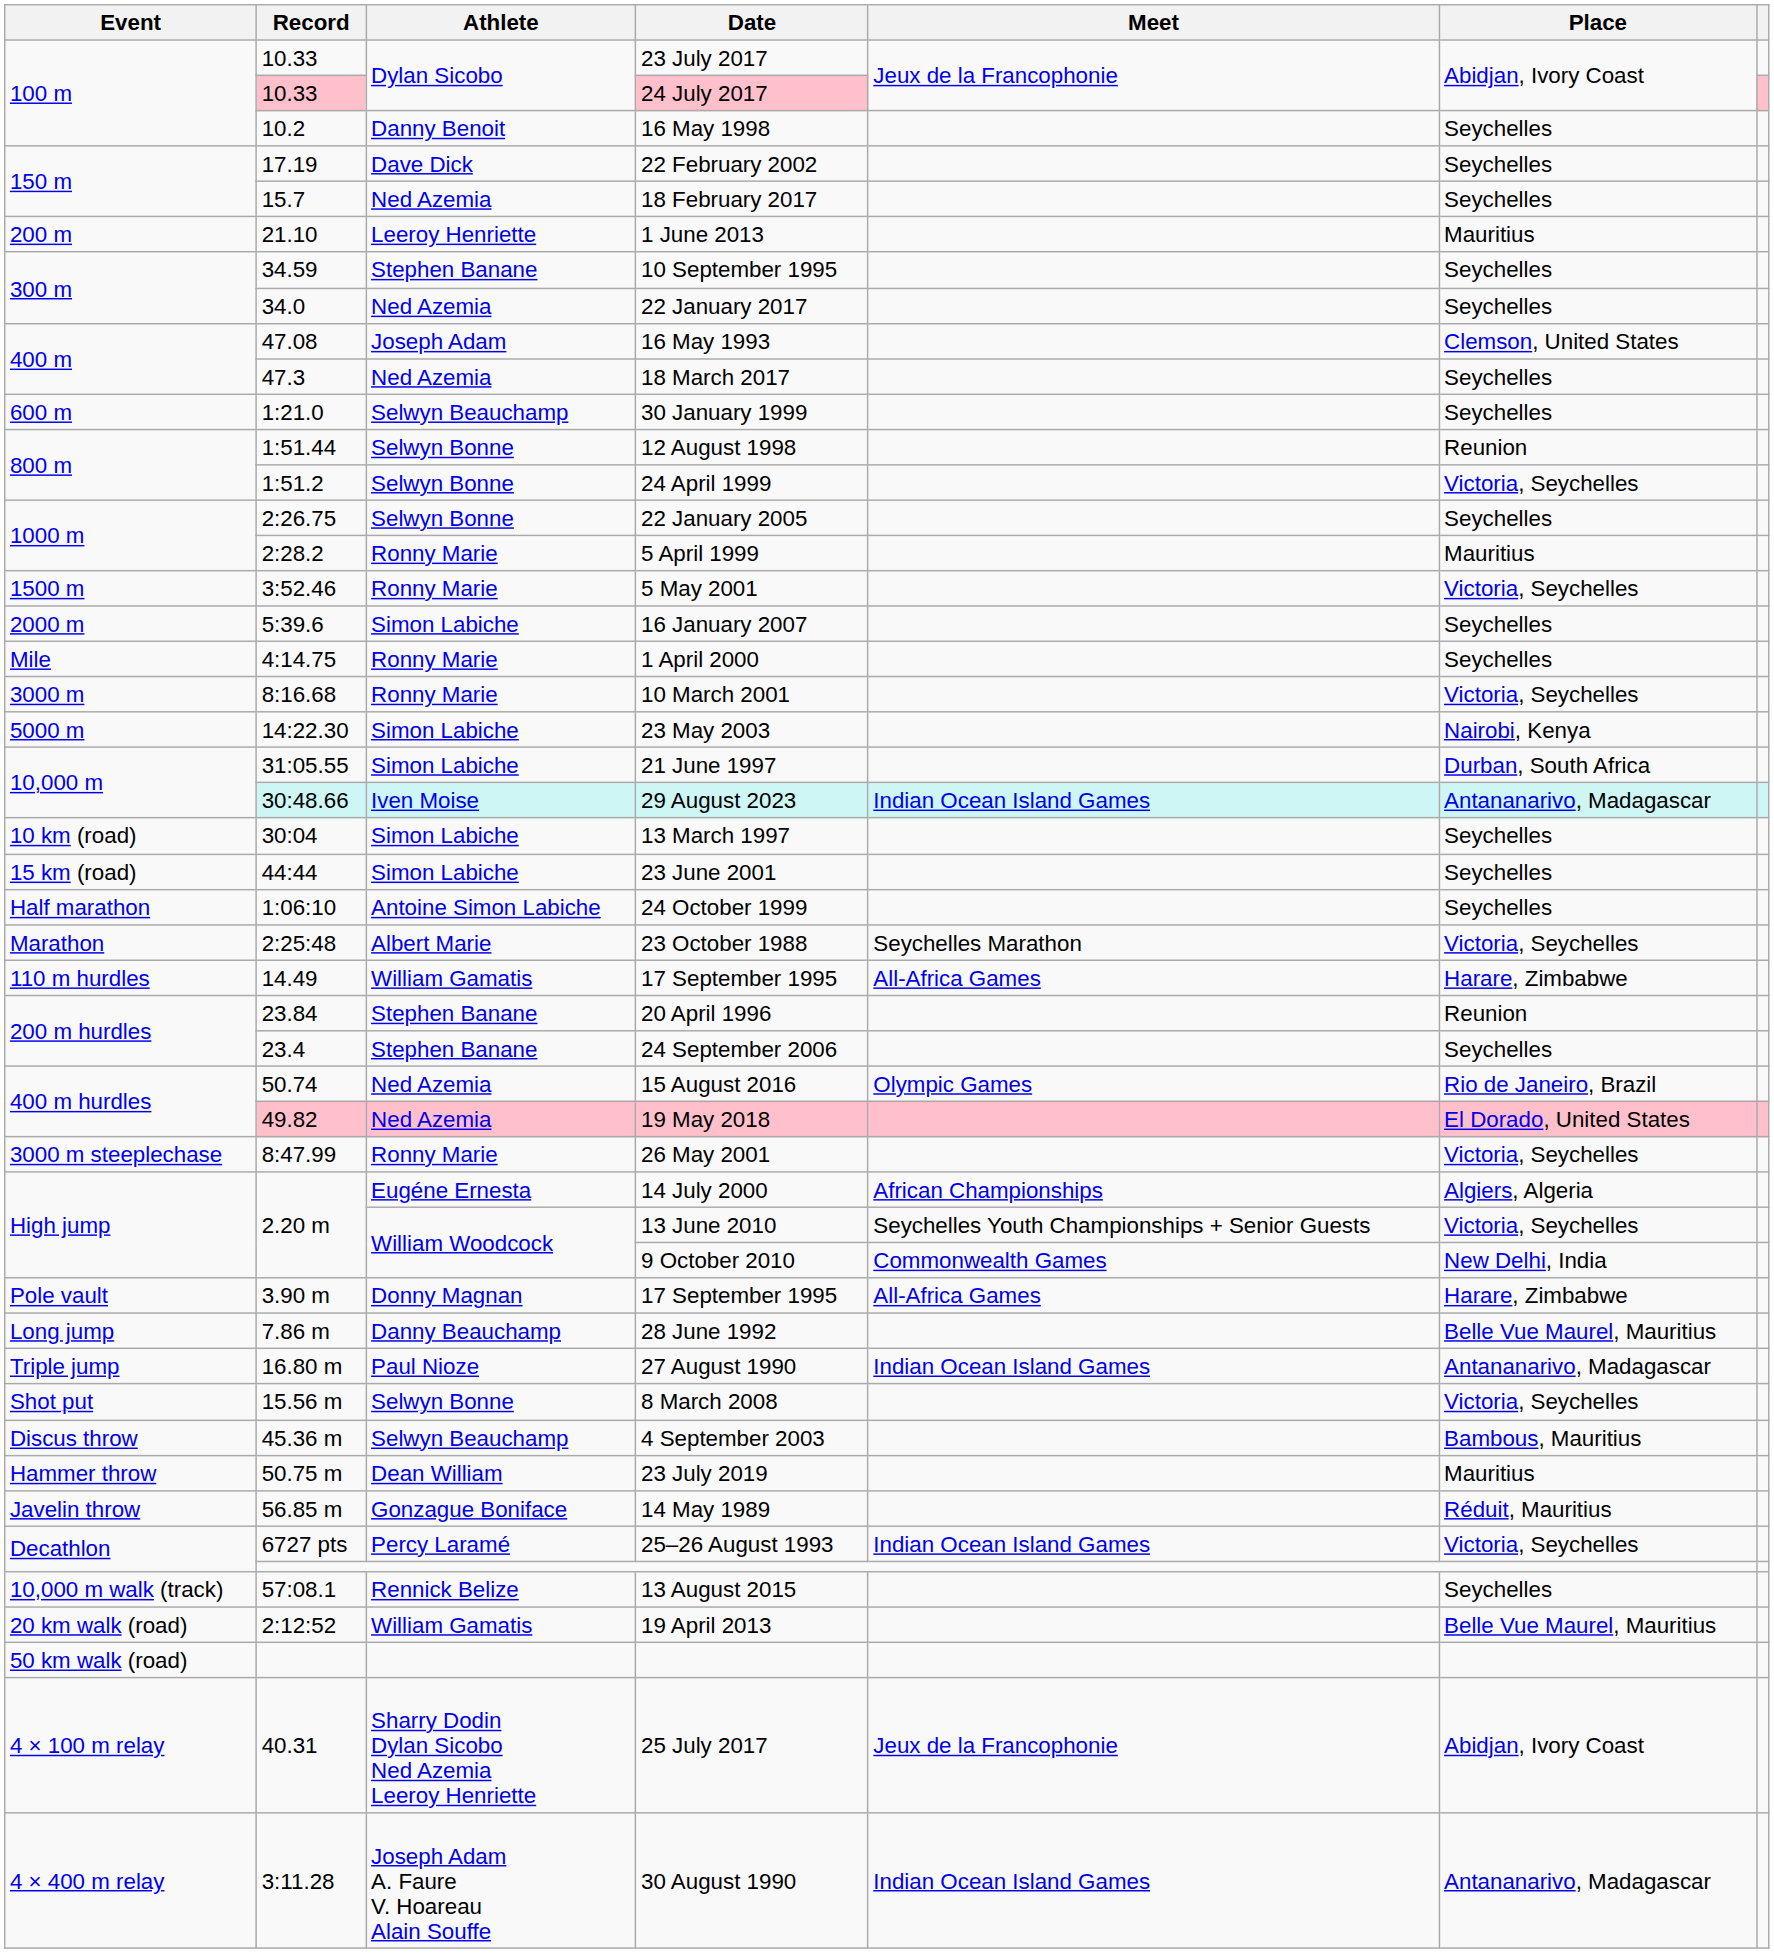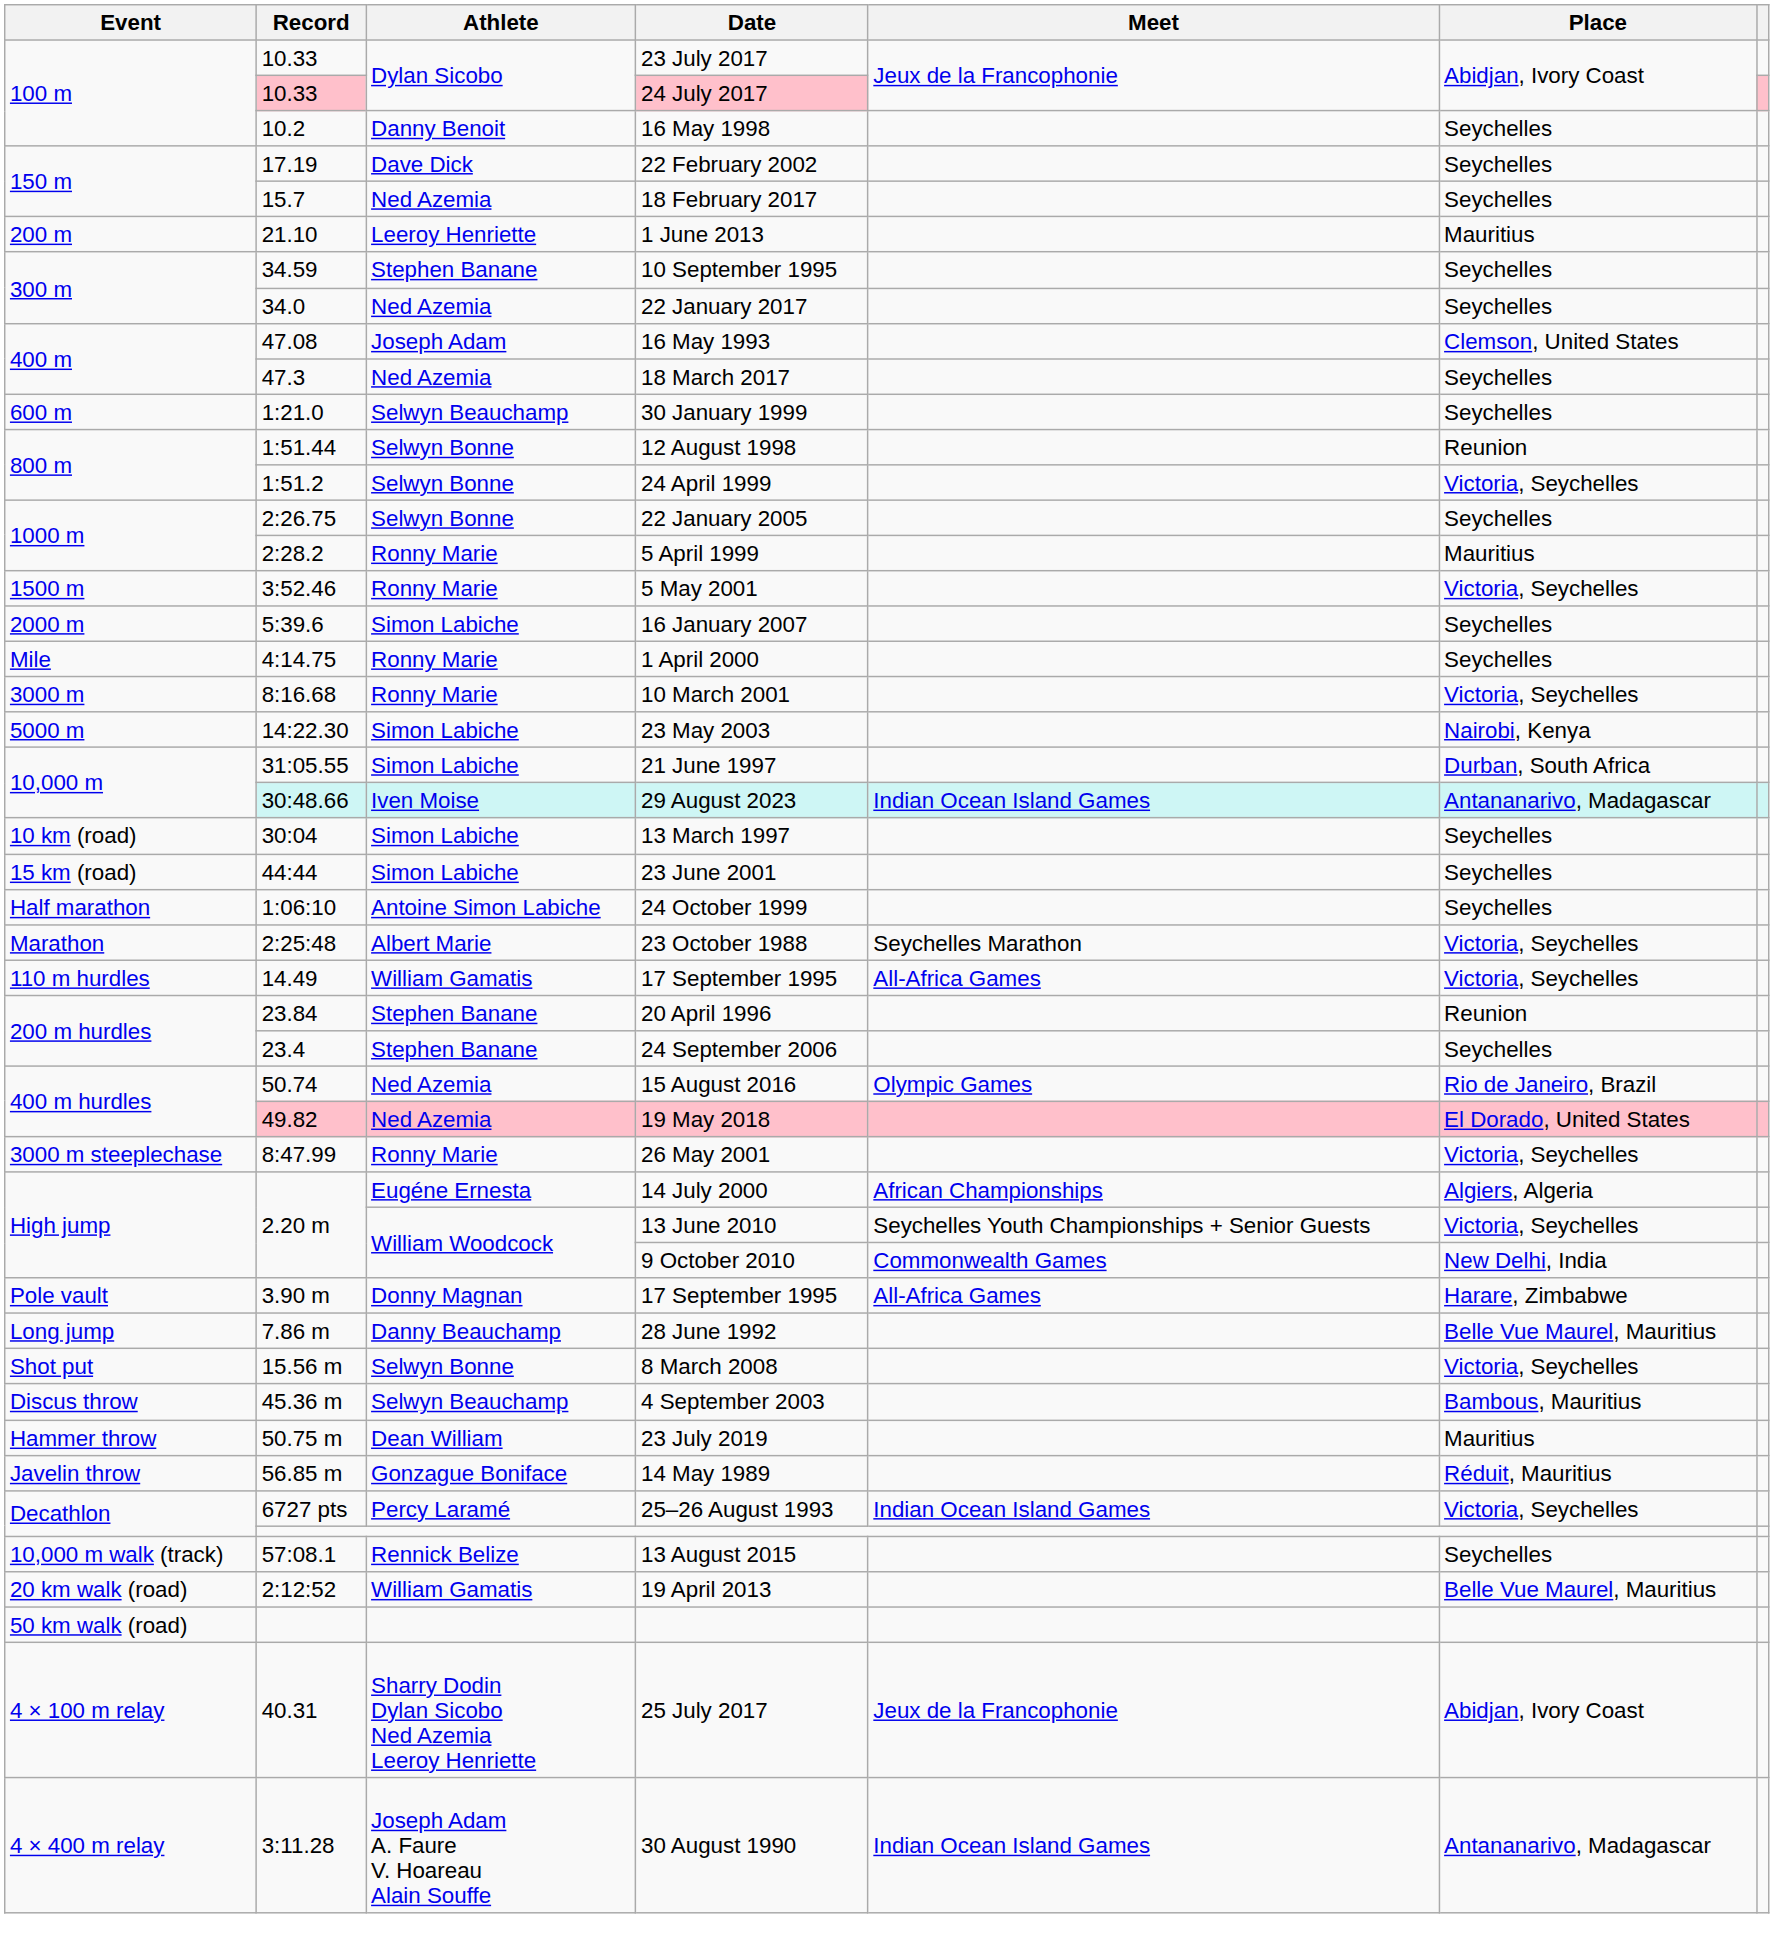(1536, 978) Harare, Zimbabwe -> (1541, 978) Victoria, Seychelles
- row: (65, 1367)
